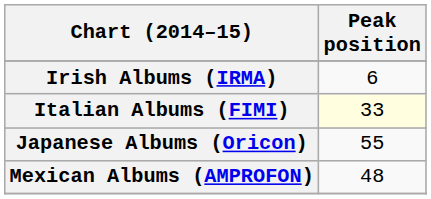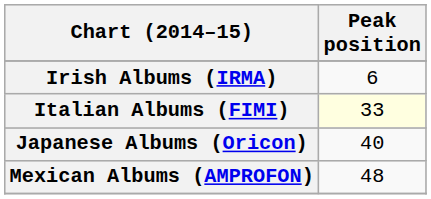(372, 144) 55 -> (372, 144) 40
